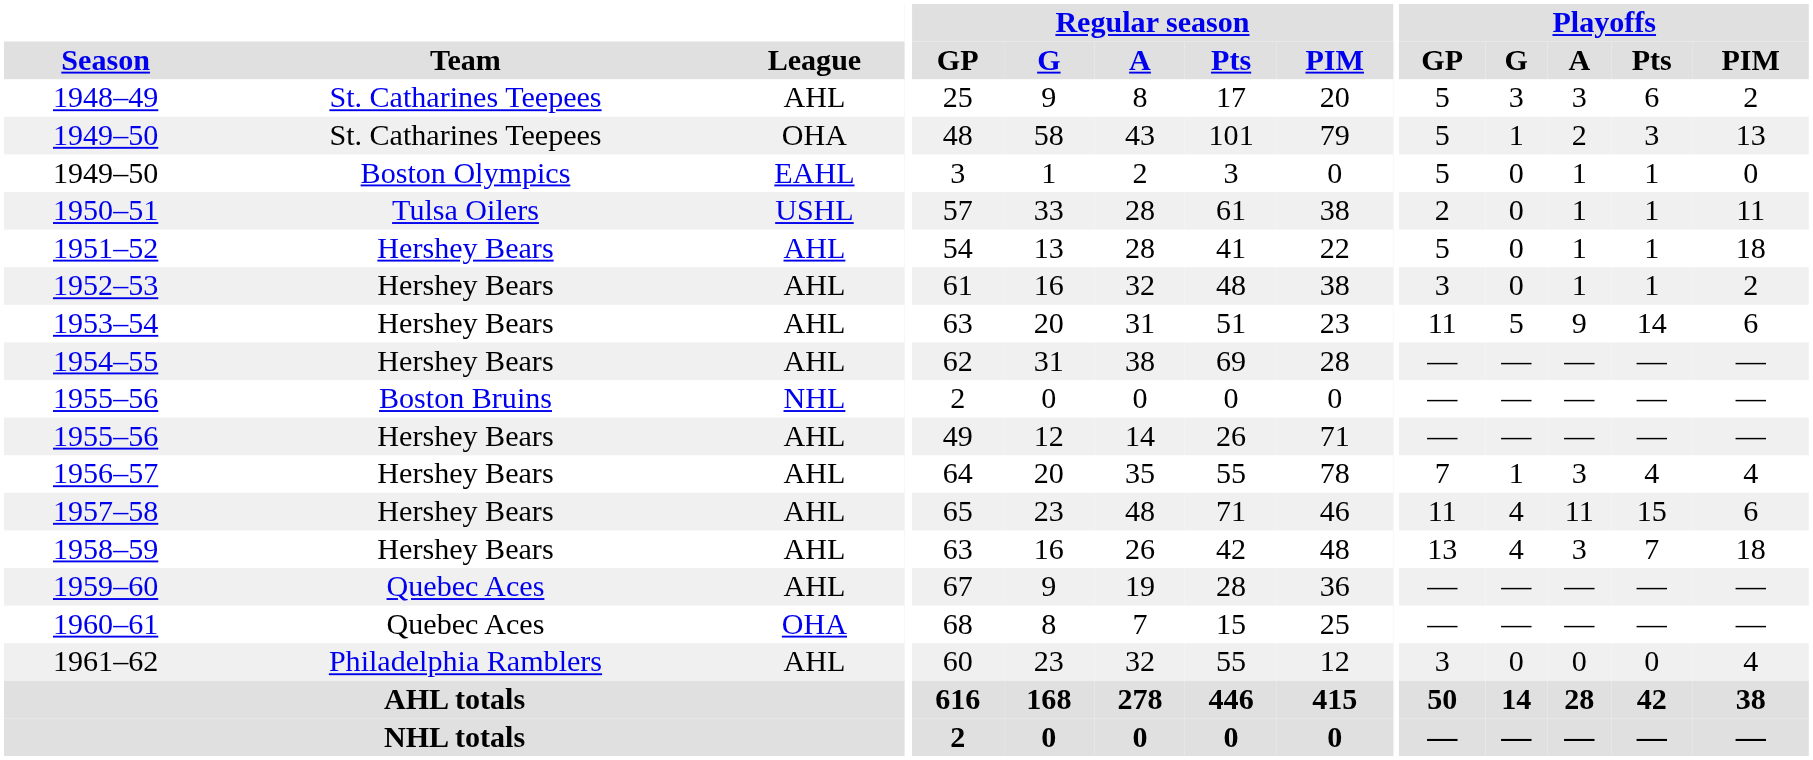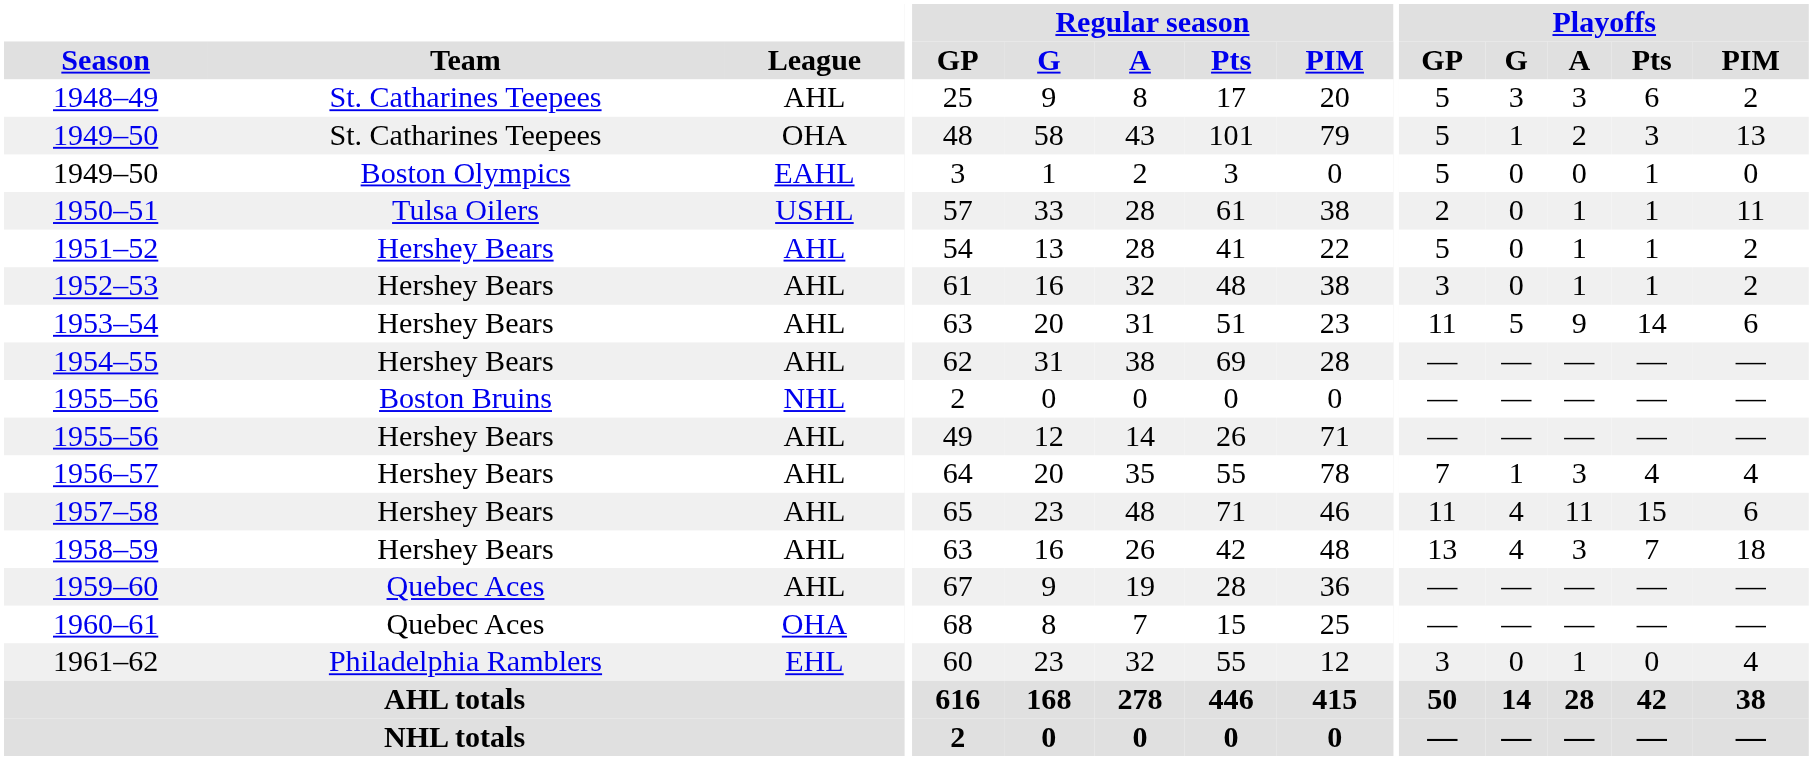(1579, 172) 1 -> (1579, 172) 0
(1751, 247) 18 -> (1751, 247) 2
(814, 661) AHL -> (814, 661) EHL
(1579, 661) 0 -> (1579, 661) 1
